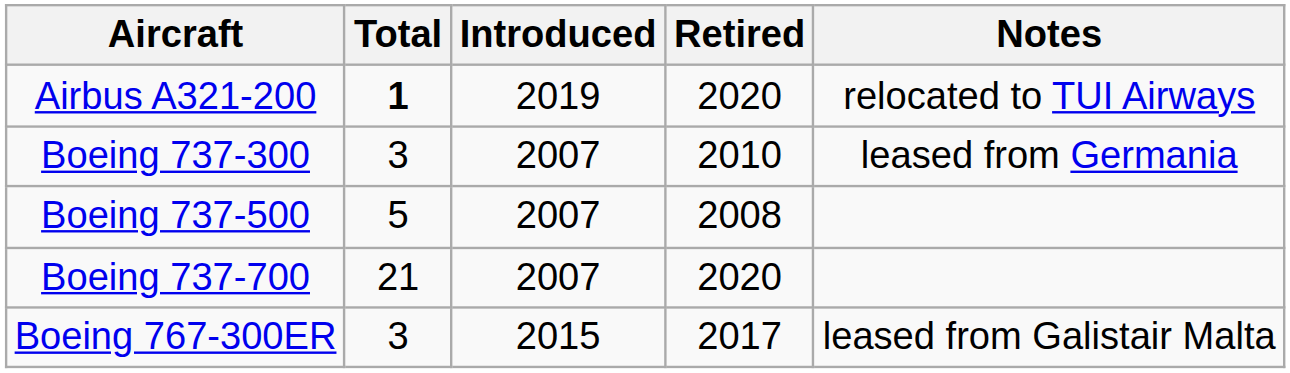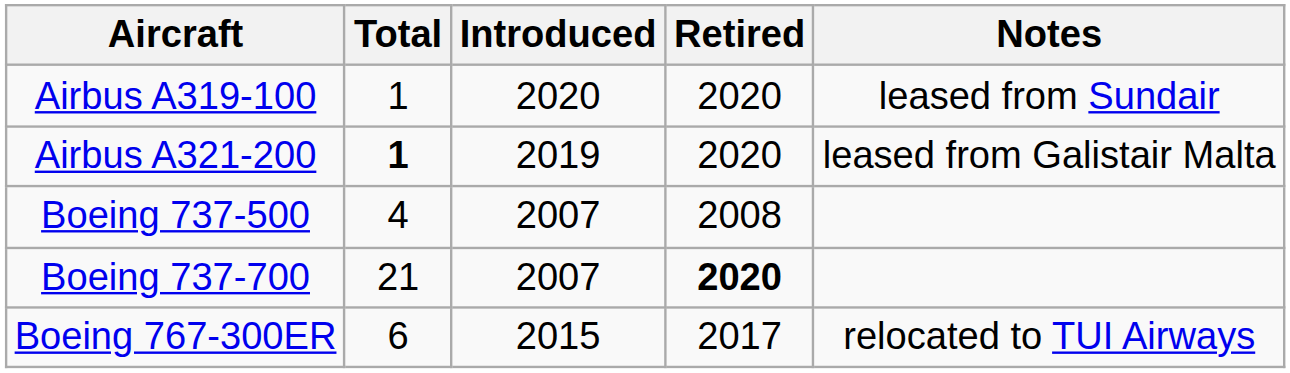+ row: (176, 95)
(1049, 95) relocated to TUI Airways -> (1049, 155) leased from Galistair Malta
- row: (176, 155)
(398, 215) 5 -> (398, 215) 4
(740, 276) normal -> (740, 276) bold
(398, 336) 3 -> (398, 336) 6
(1049, 336) leased from Galistair Malta -> (1049, 336) relocated to TUI Airways
